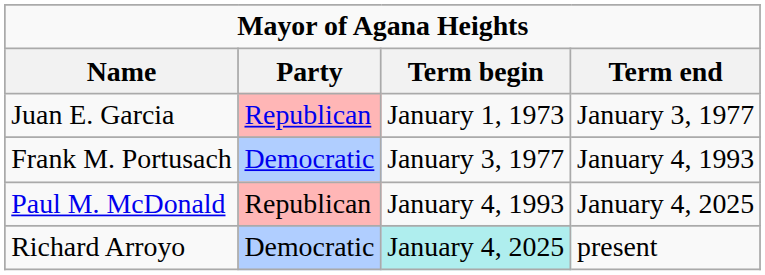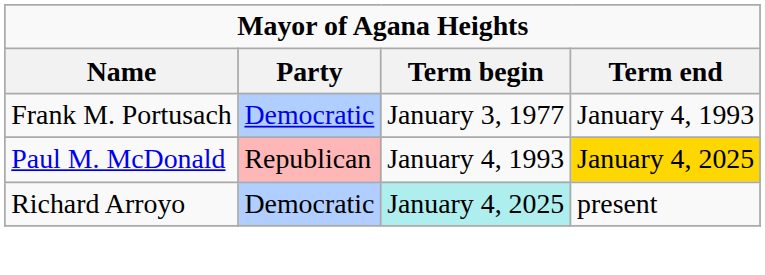- row: (93, 114)
(666, 203) no background -> (666, 159) gold background
